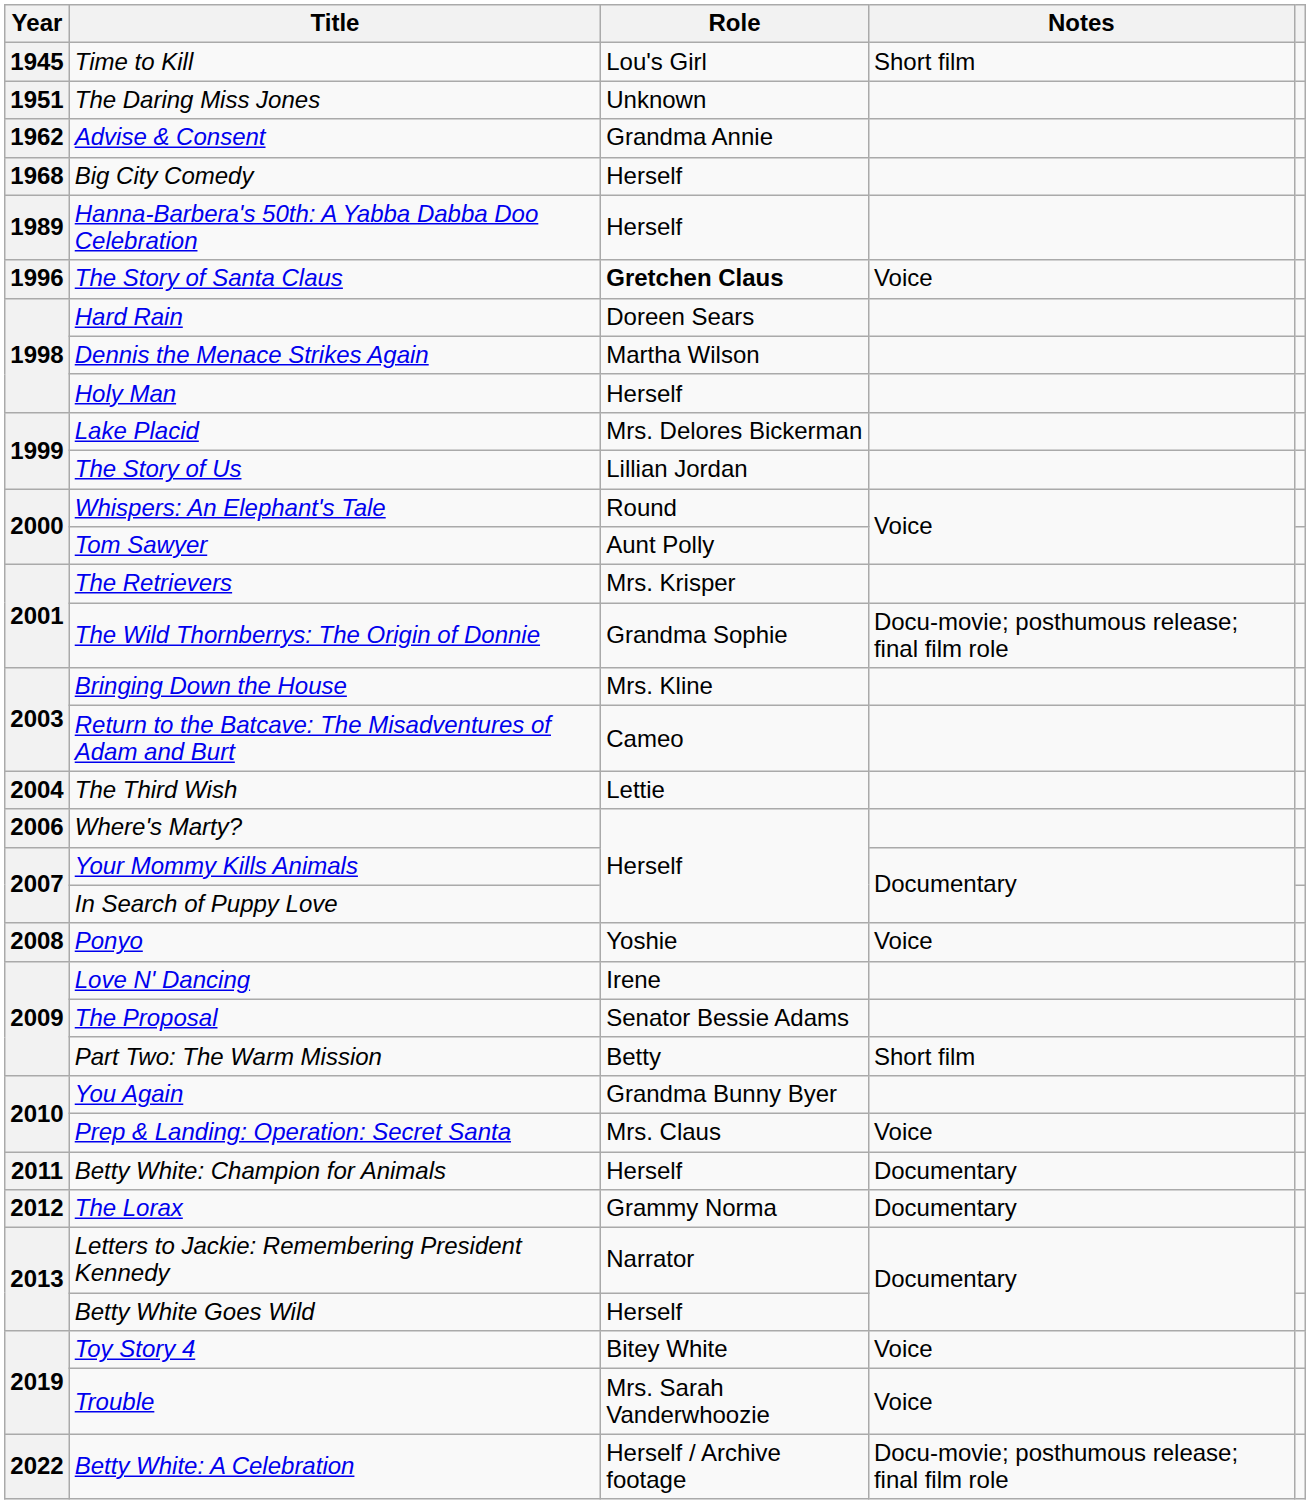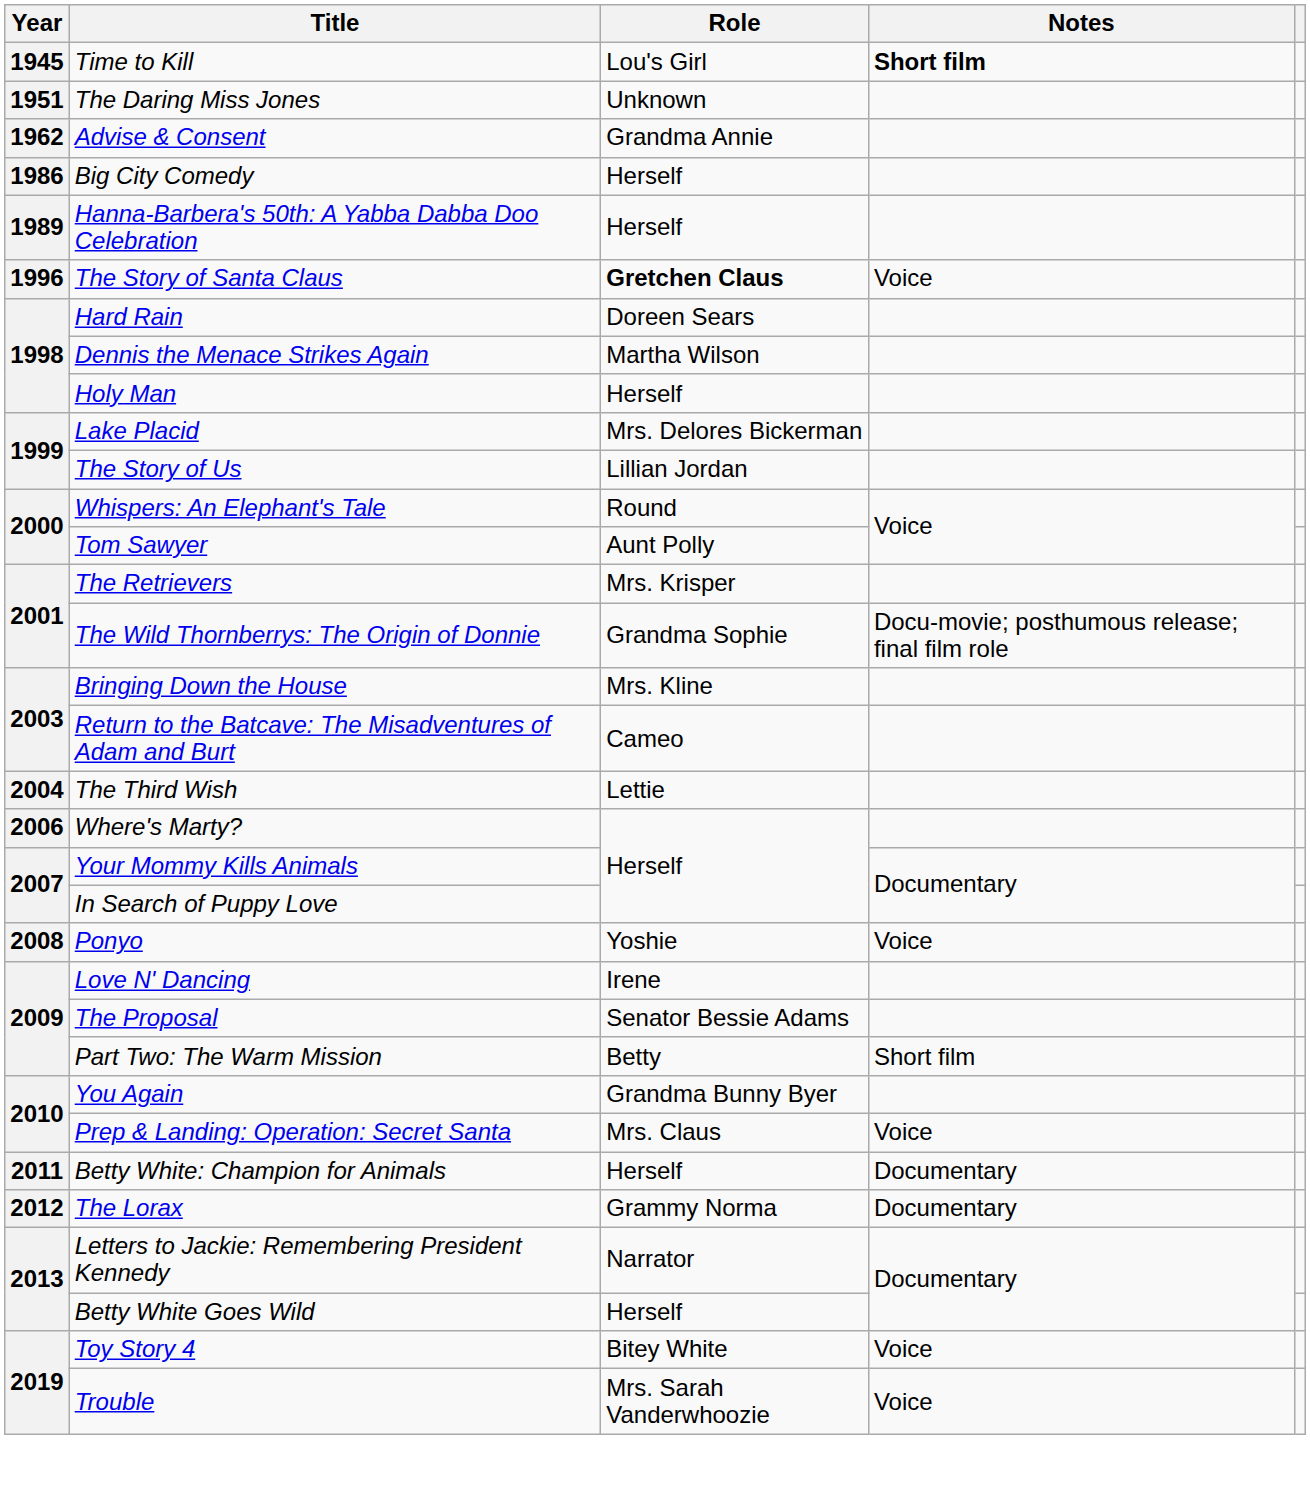(925, 61) normal -> (930, 61) bold
(37, 175) 1968 -> (37, 175) 1986
- row: (215, 1466)
